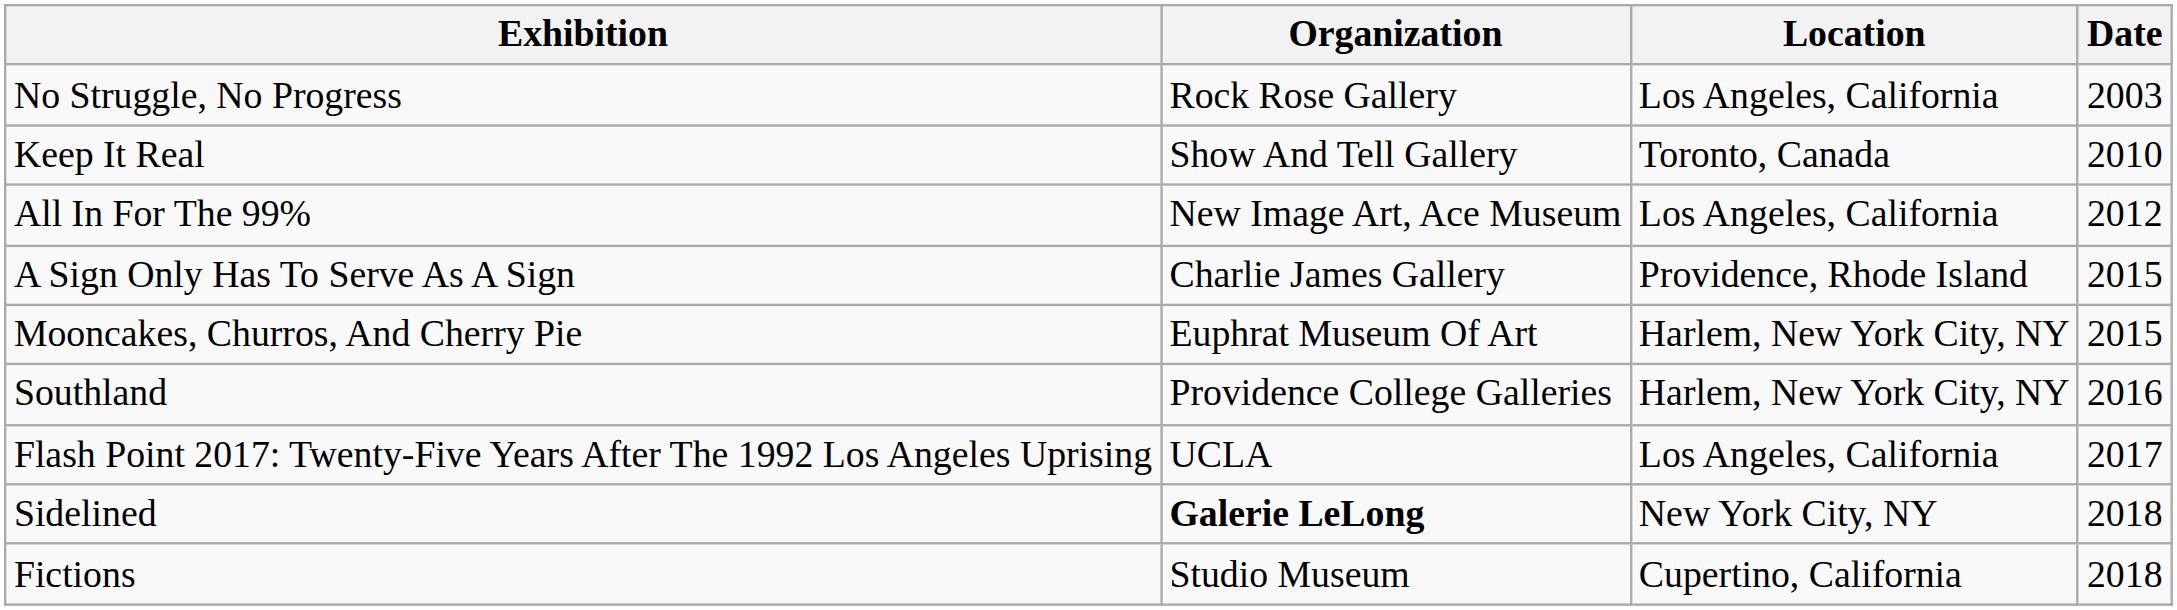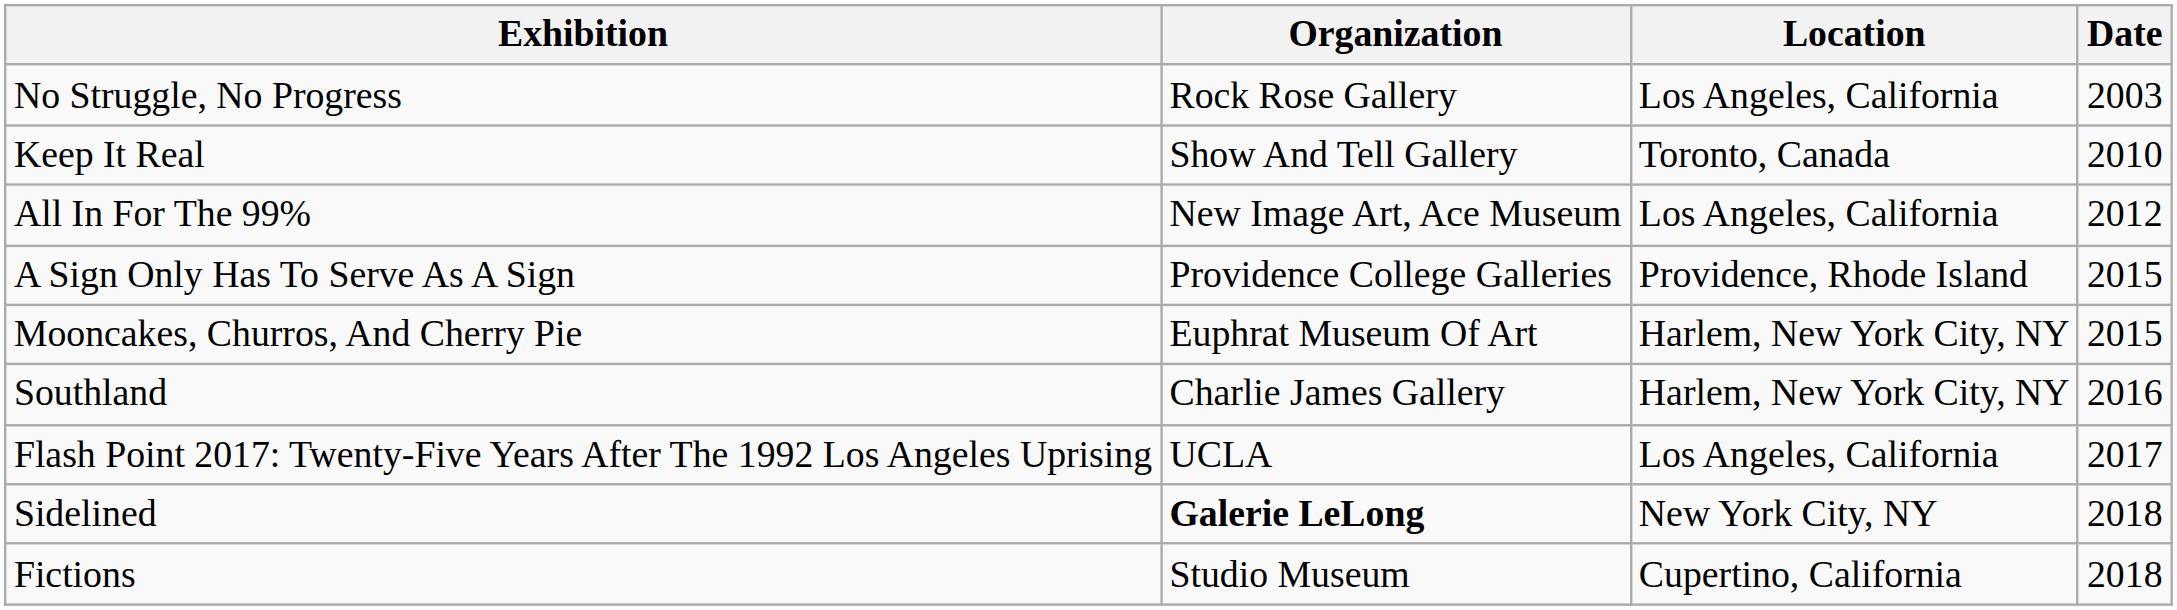(1337, 273) Charlie James Gallery -> (1391, 273) Providence College Galleries
(1391, 393) Providence College Galleries -> (1337, 393) Charlie James Gallery
